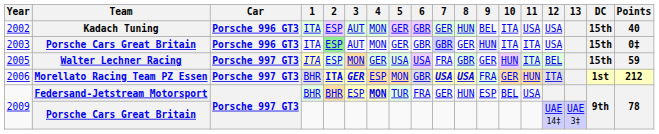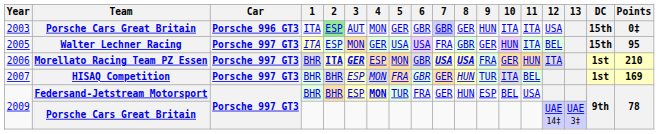- row: (18, 28)
(488, 44) lavender background -> (488, 28) no background
(634, 61) 59 -> (634, 44) 95
(634, 77) 212 -> (634, 61) 210
+ row: (18, 77)
